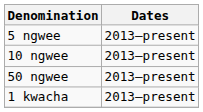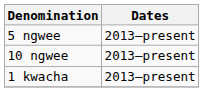- row: (38, 76)
